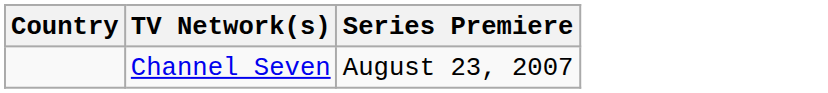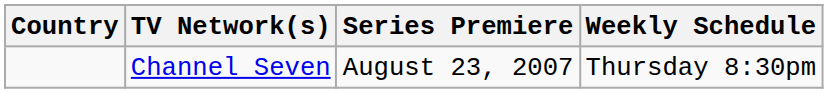+ column: (701, 26)
